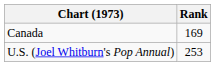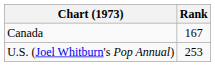(194, 33) 169 -> (194, 33) 167
